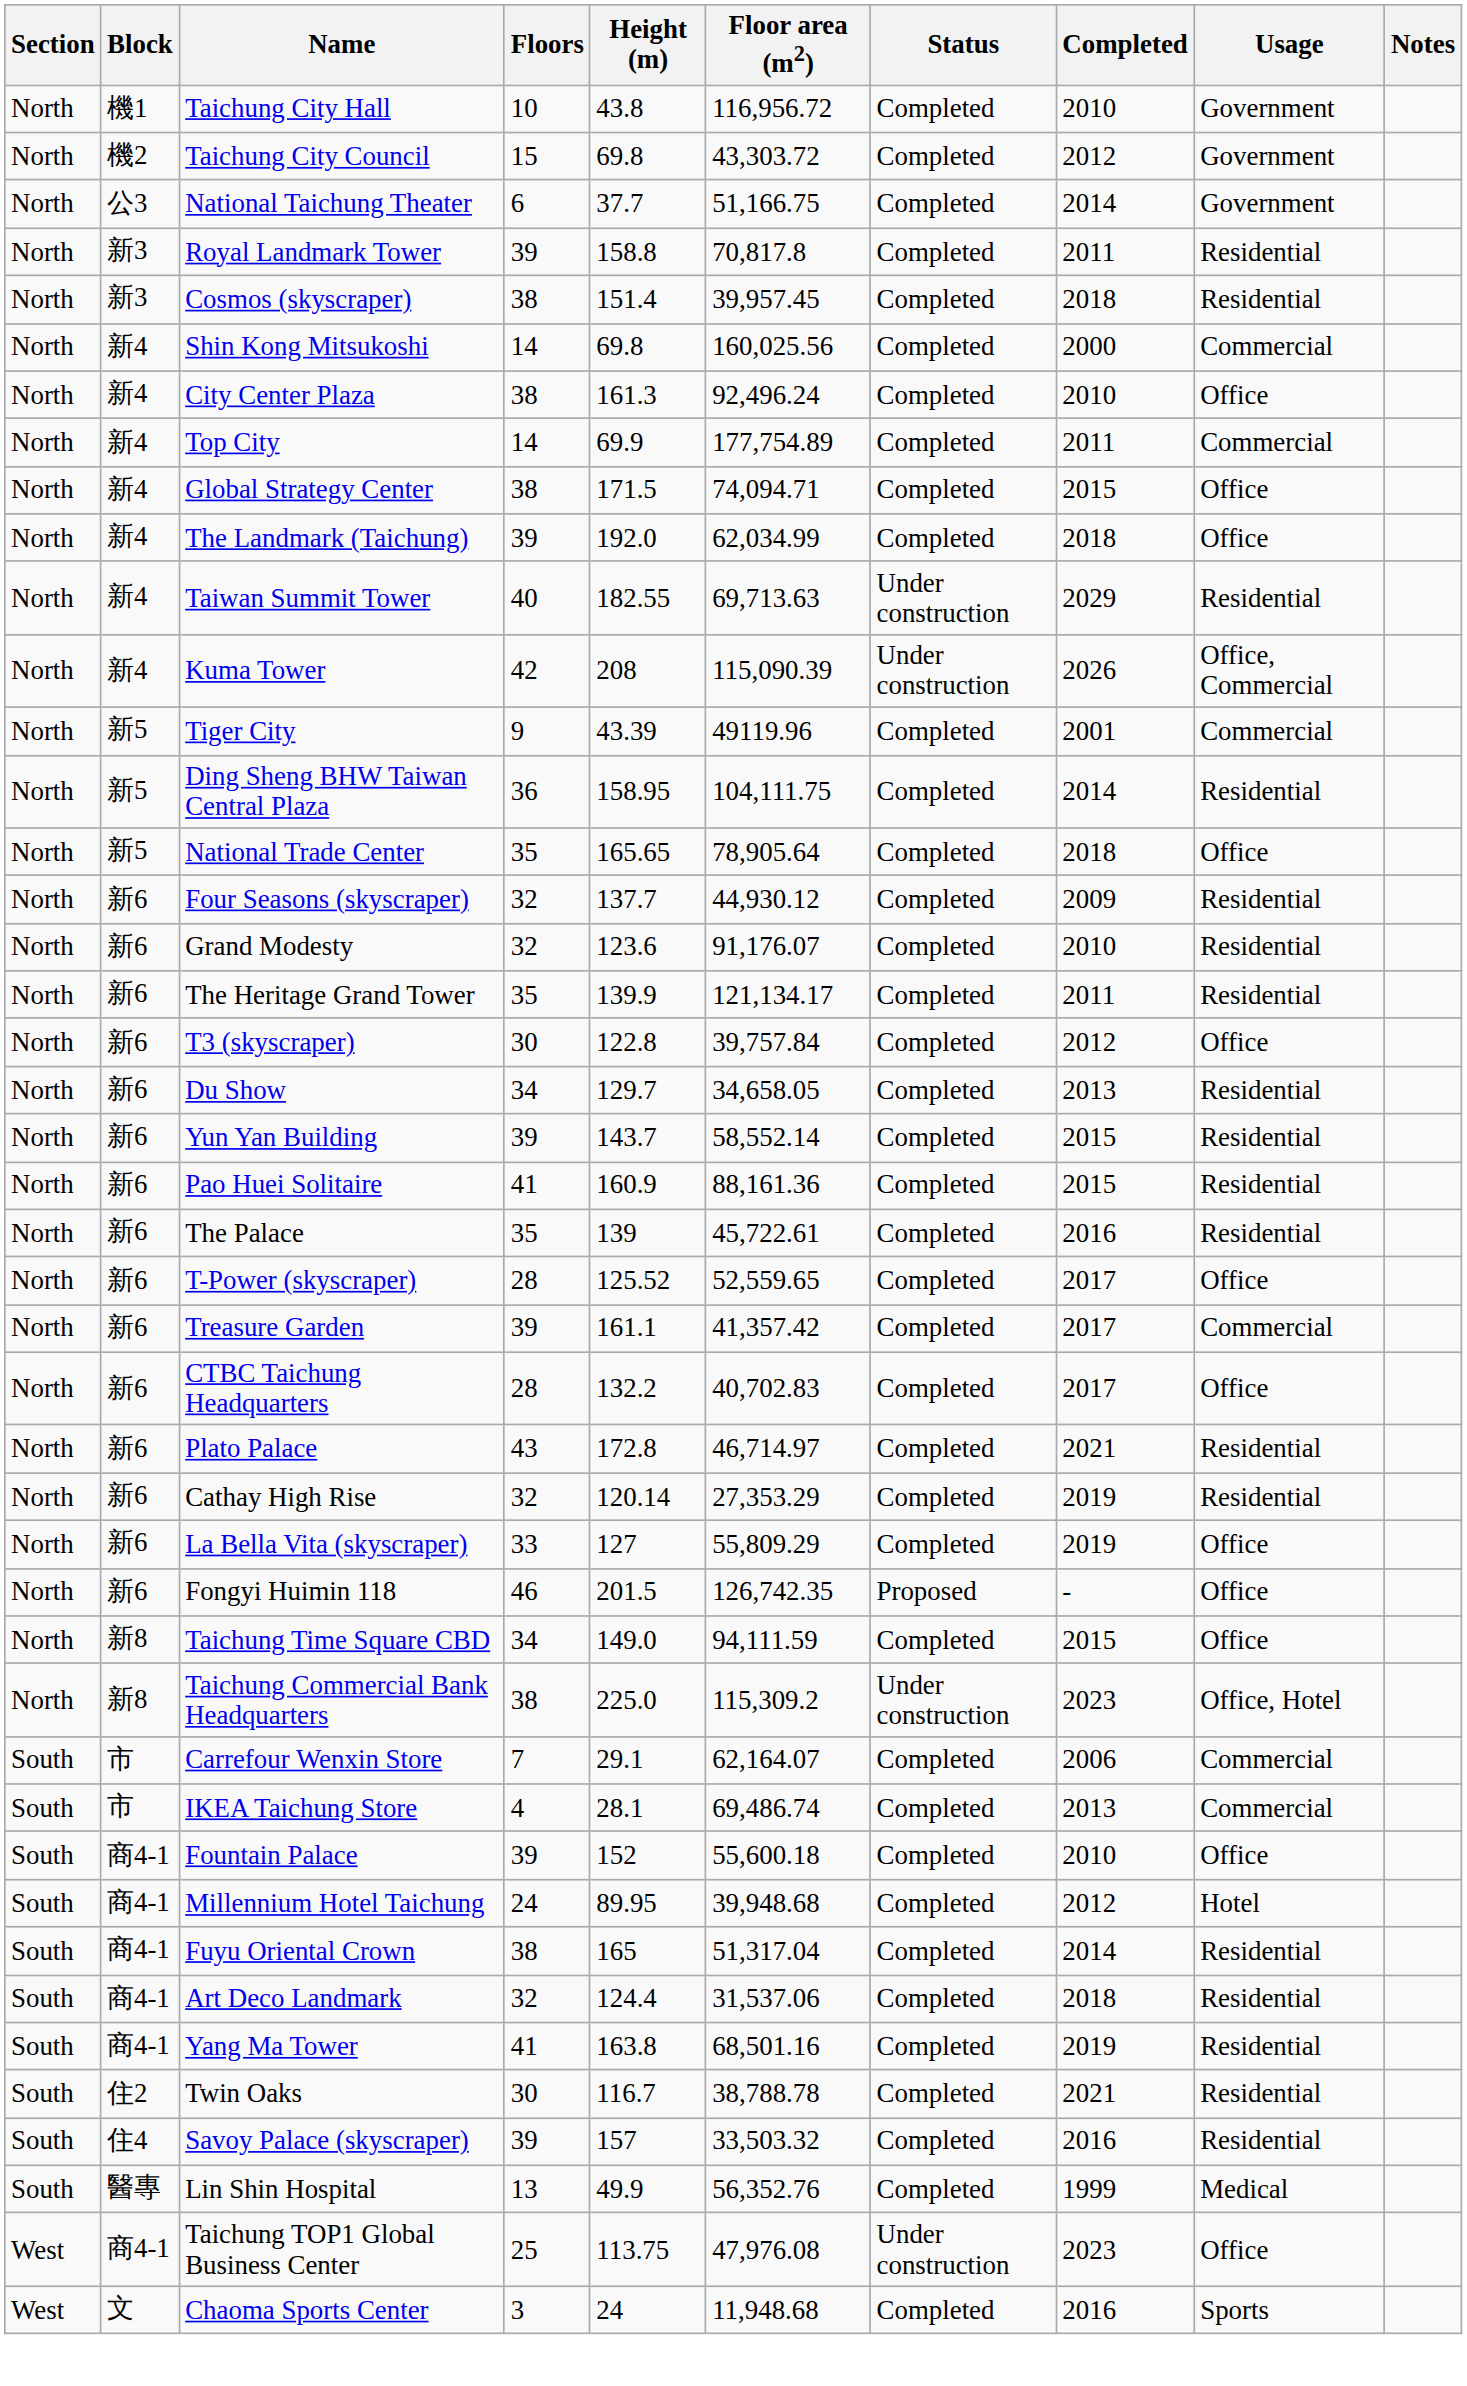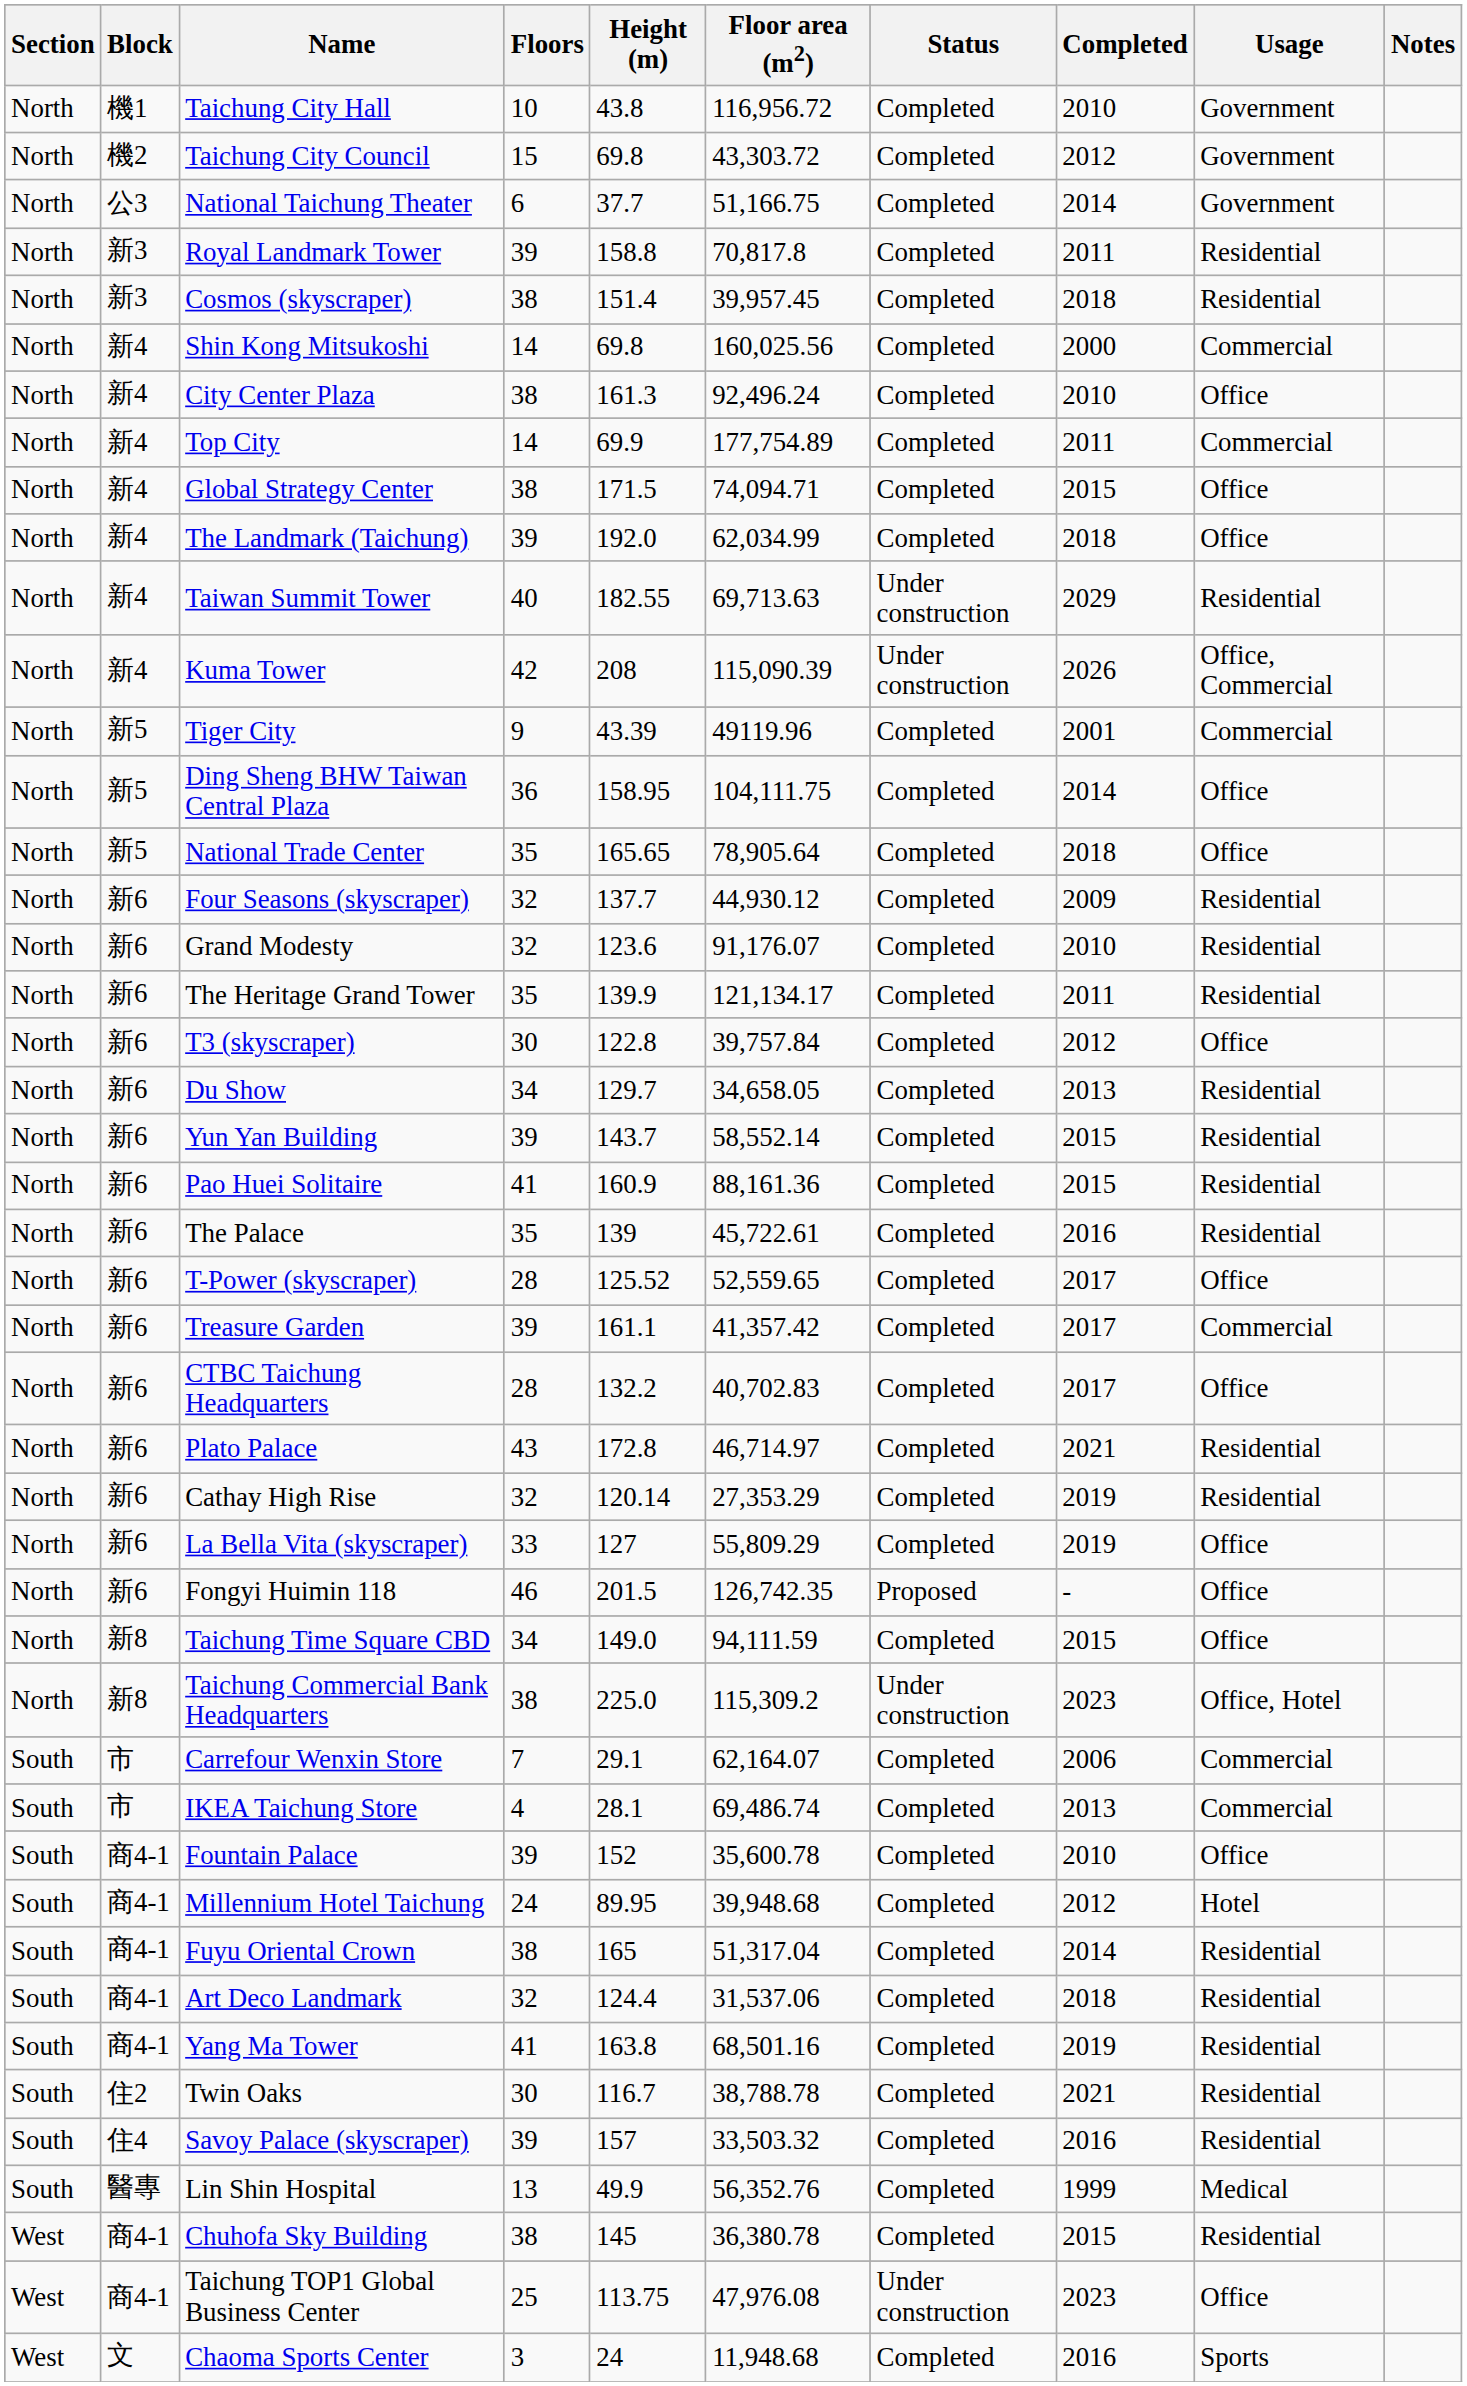(1261, 791) Residential -> (1234, 791) Office
(766, 1855) 55,600.18 -> (766, 1855) 35,600.78
+ row: (306, 2236)
